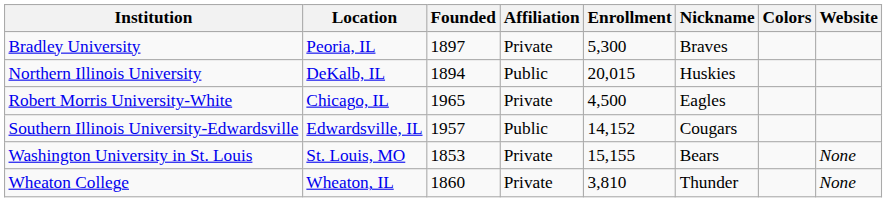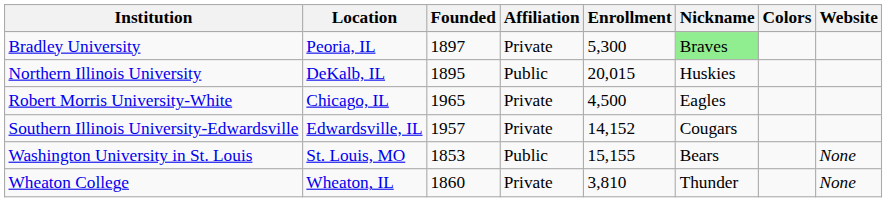(704, 45) no background -> (704, 45) lightgreen background
(448, 73) 1894 -> (448, 73) 1895
(526, 127) Public -> (528, 127) Private
(528, 155) Private -> (526, 155) Public
